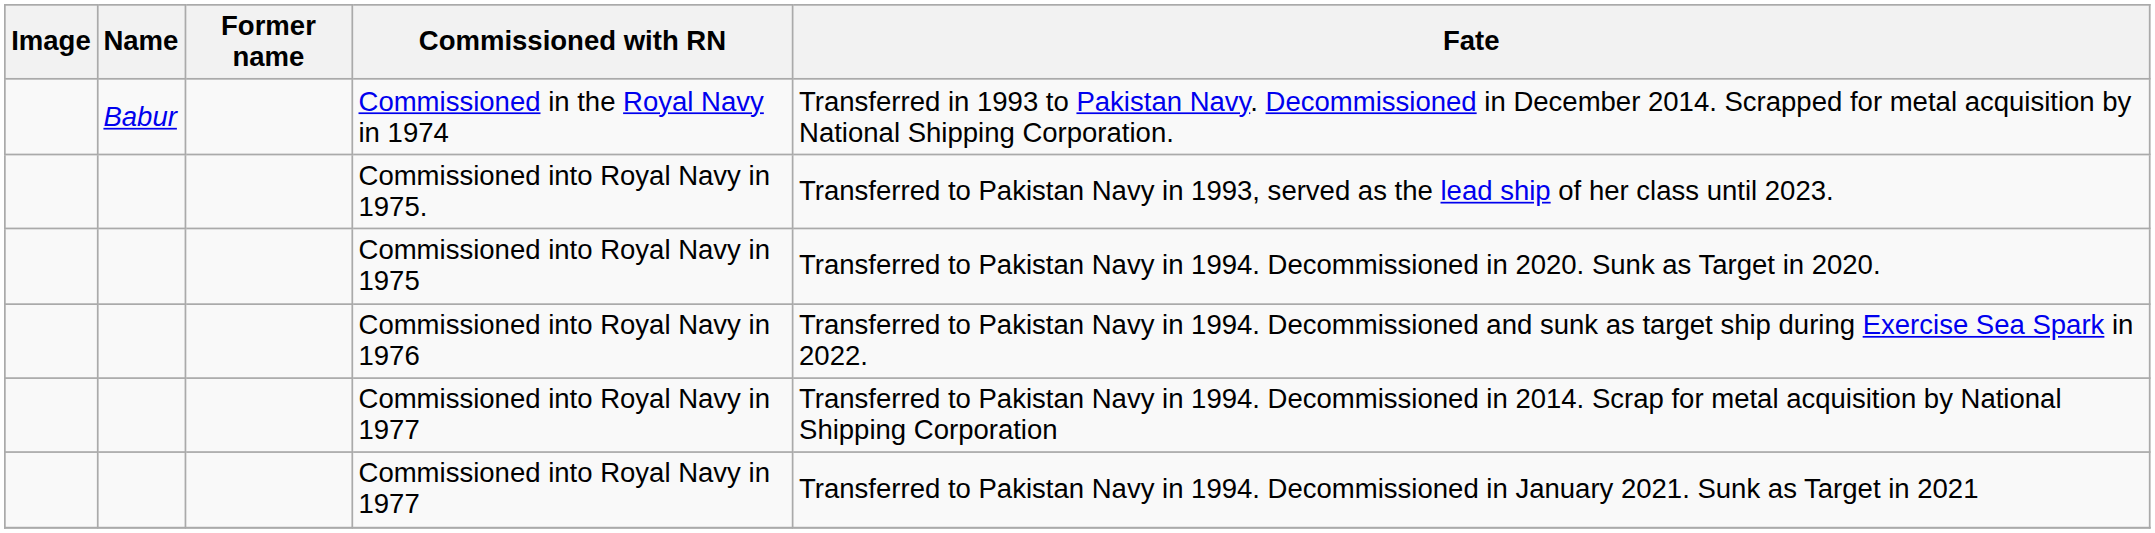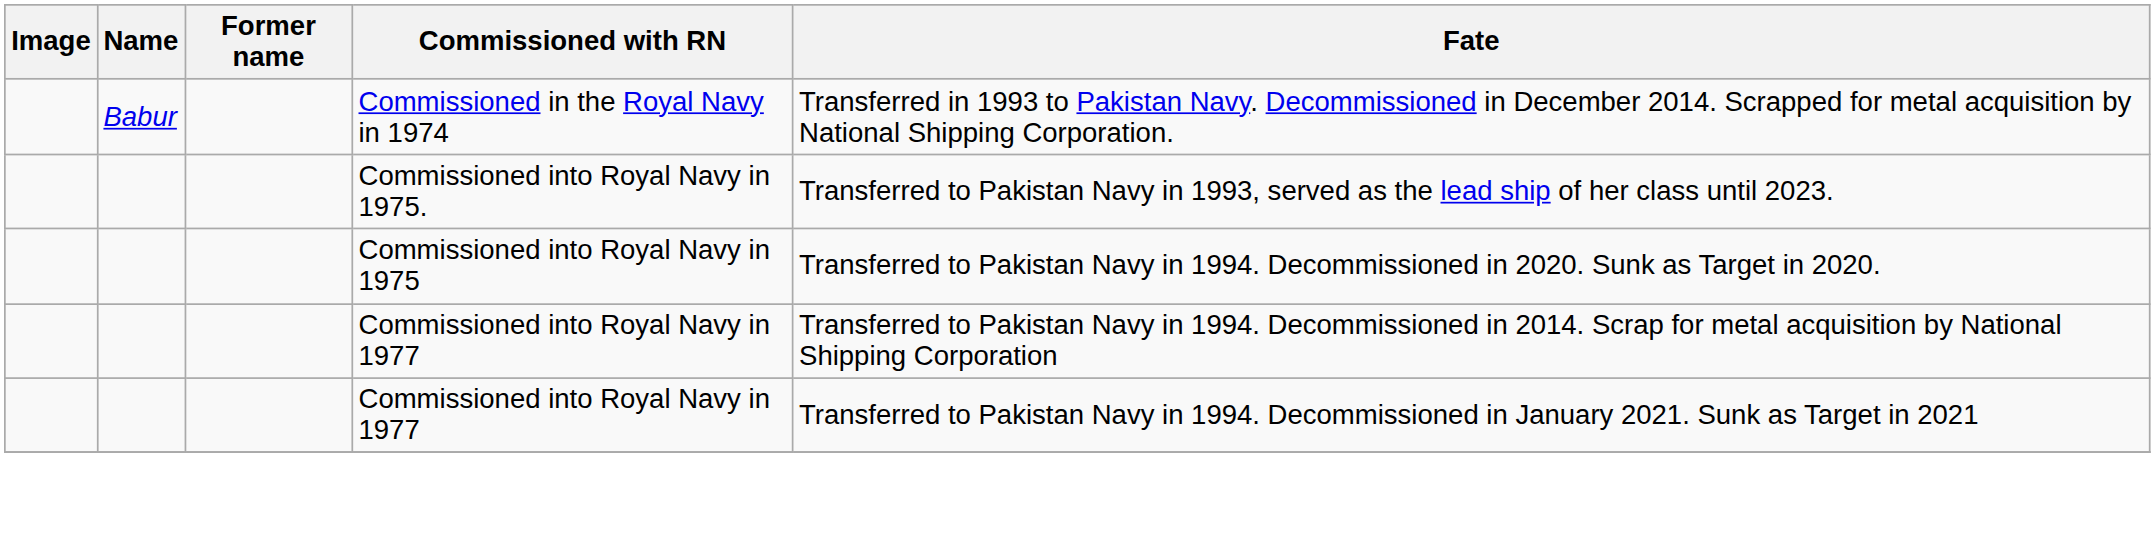- row: (141, 341)
